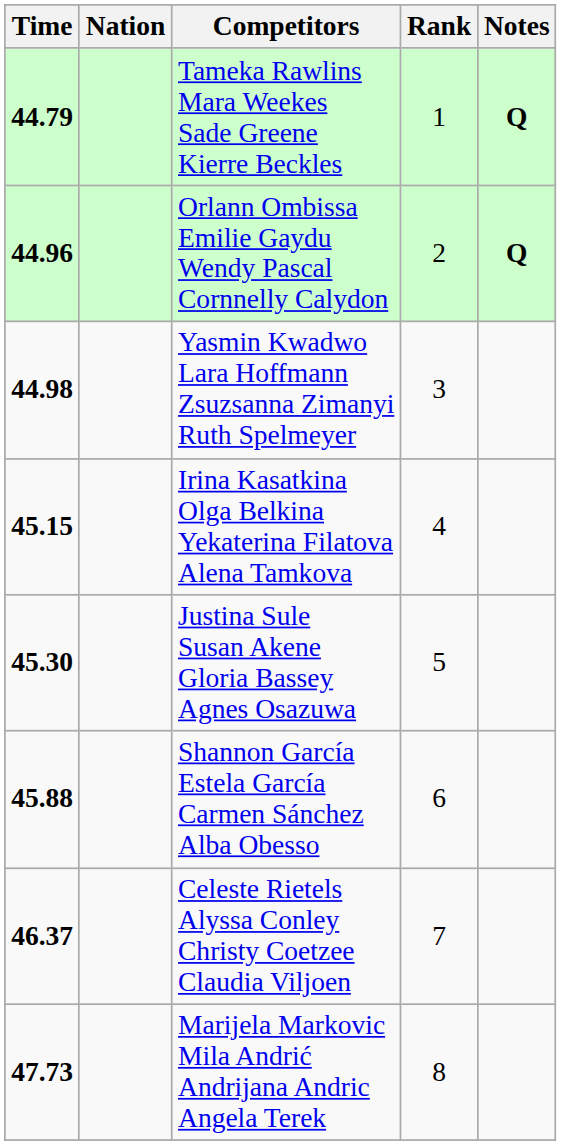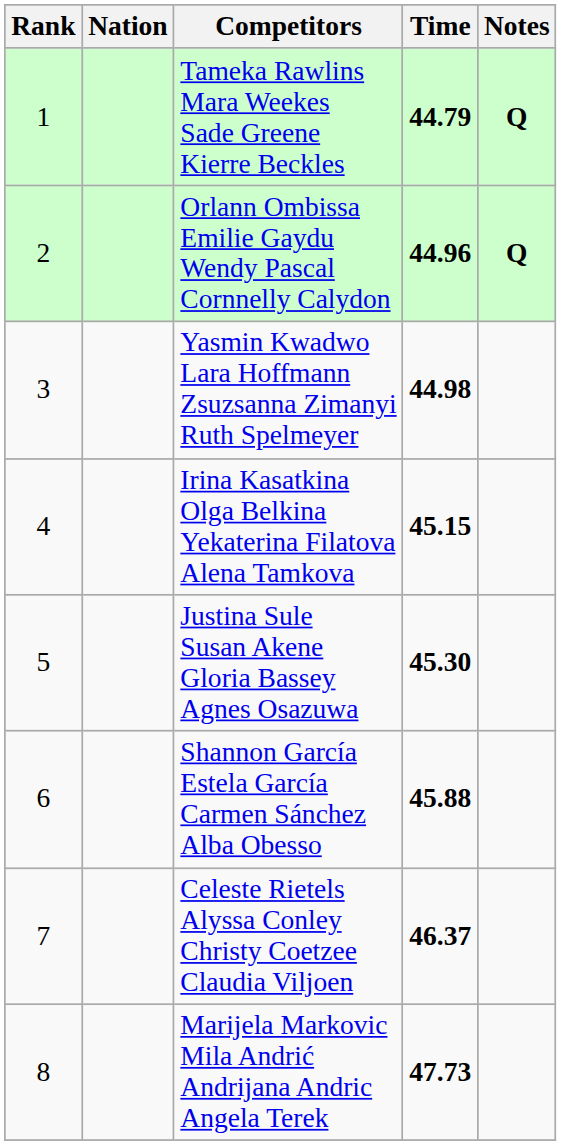columns swapped: (439, 26) <-> (42, 26)
